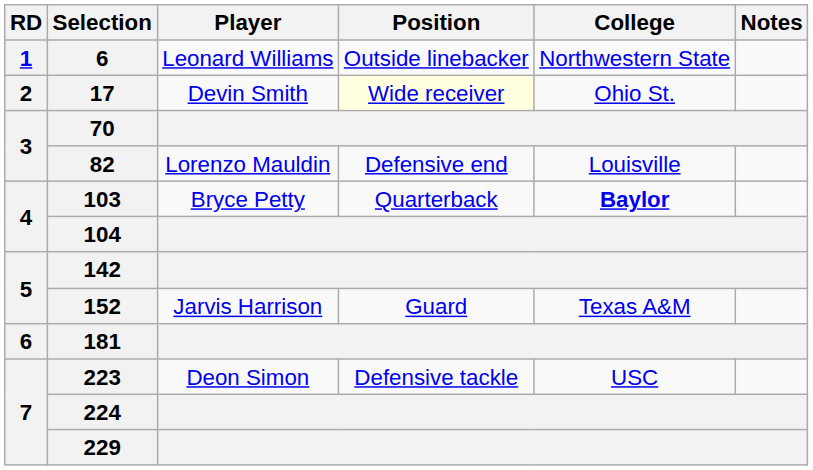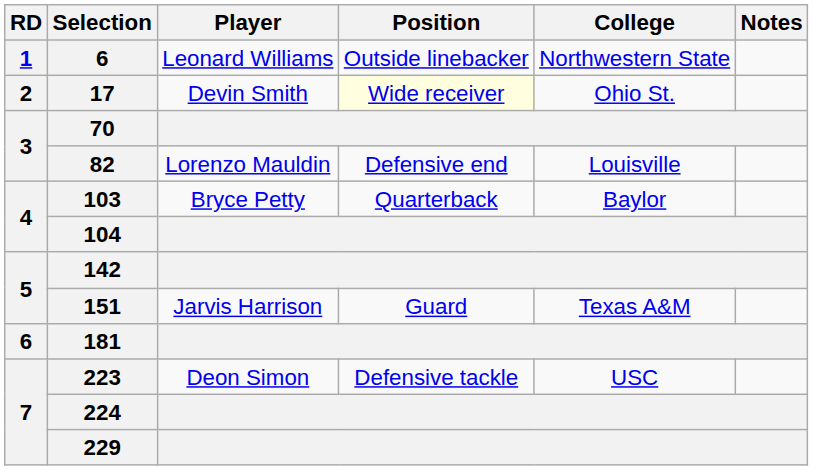(635, 199) bold -> (635, 199) normal
(102, 306) 152 -> (102, 306) 151
